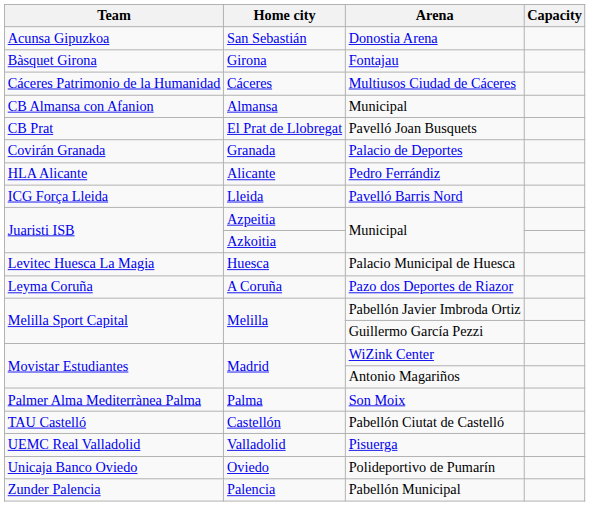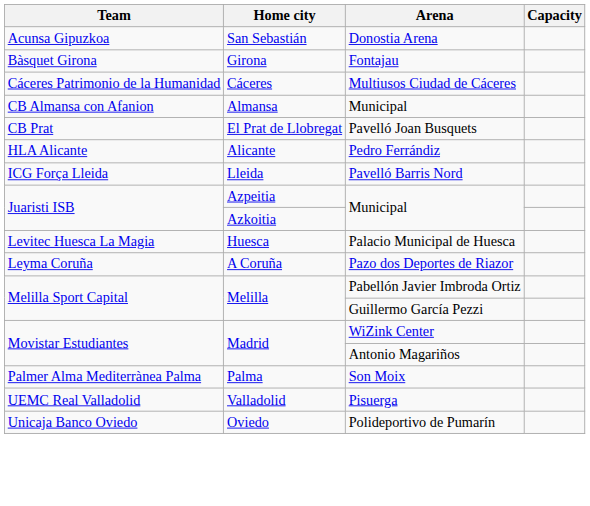- row: (251, 151)
- row: (254, 422)
- row: (251, 490)
